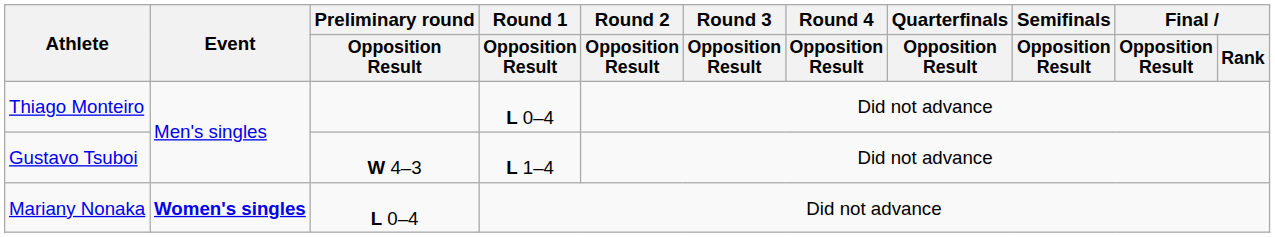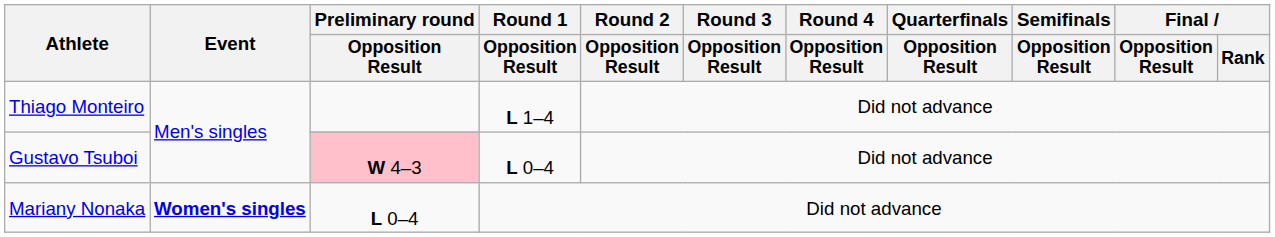(530, 118) L 0–4 -> (530, 118) L 1–4
(395, 168) no background -> (395, 168) pink background
(530, 168) L 1–4 -> (530, 168) L 0–4
